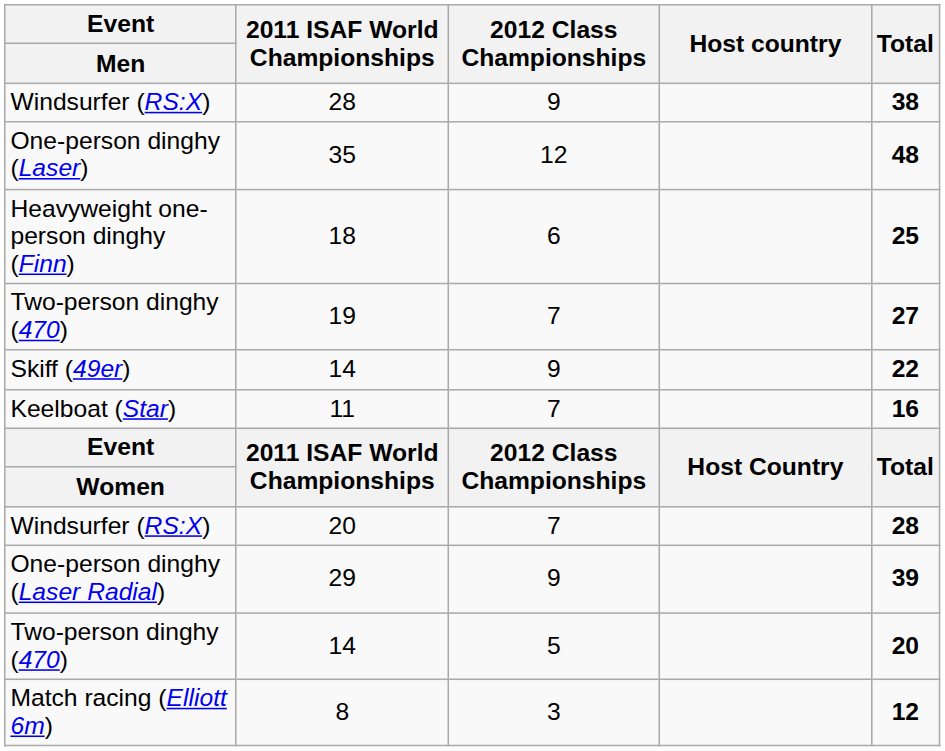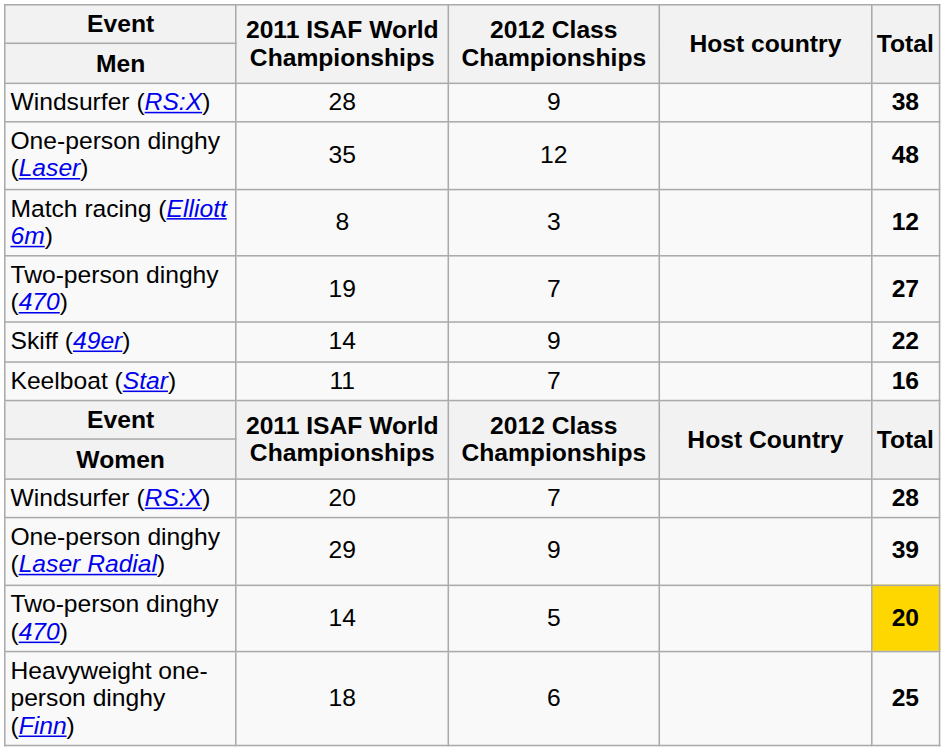rows swapped: (109, 235) <-> (119, 712)
(905, 645) no background -> (905, 617) gold background
